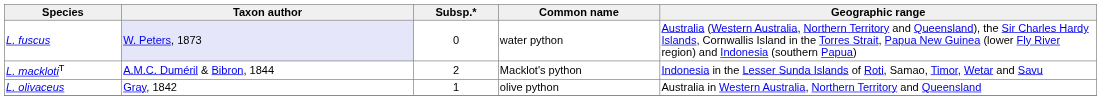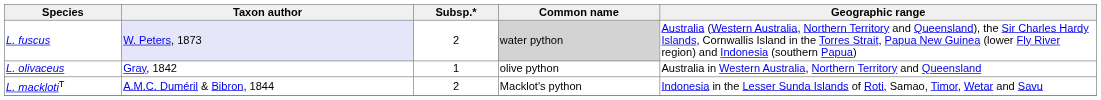(456, 40) 0 -> (456, 40) 2
(531, 40) no background -> (531, 40) lightgrey background
rows swapped: (35, 70) <-> (35, 87)
